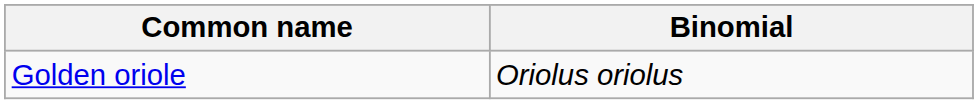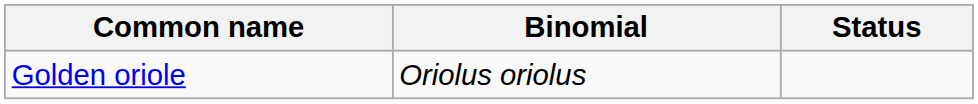+ column: (877, 27)
